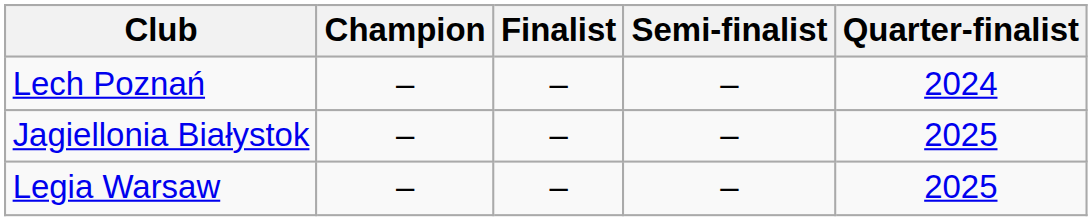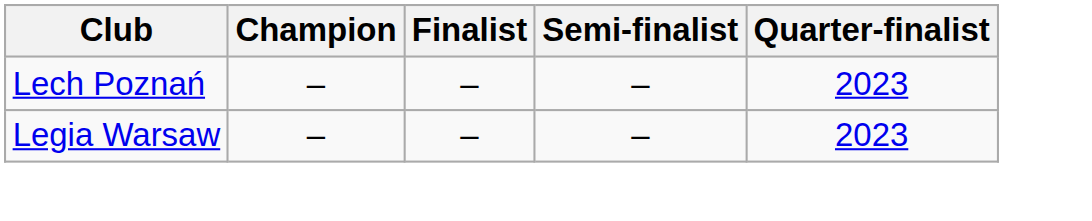(961, 82) 2024 -> (872, 82) 2023
- row: (161, 135)
(961, 187) 2025 -> (872, 135) 2023
